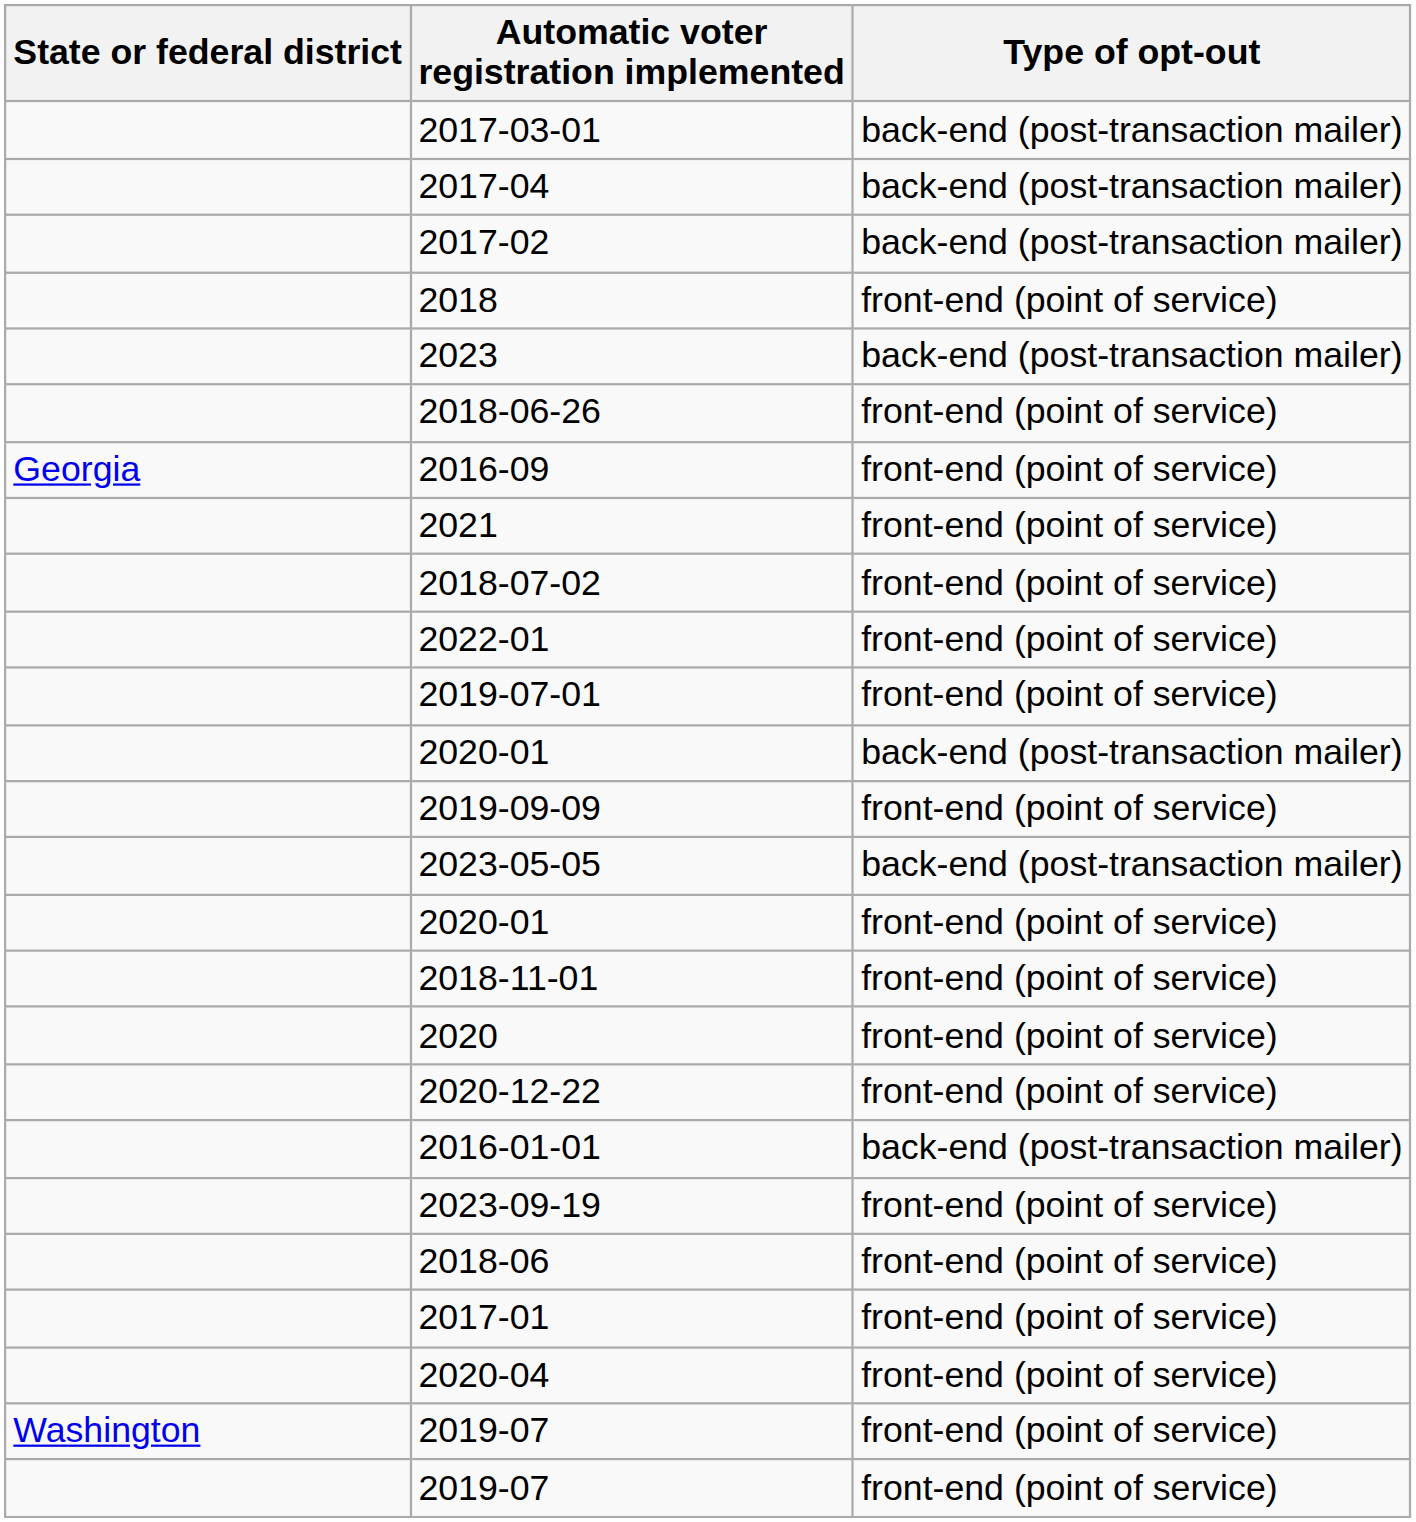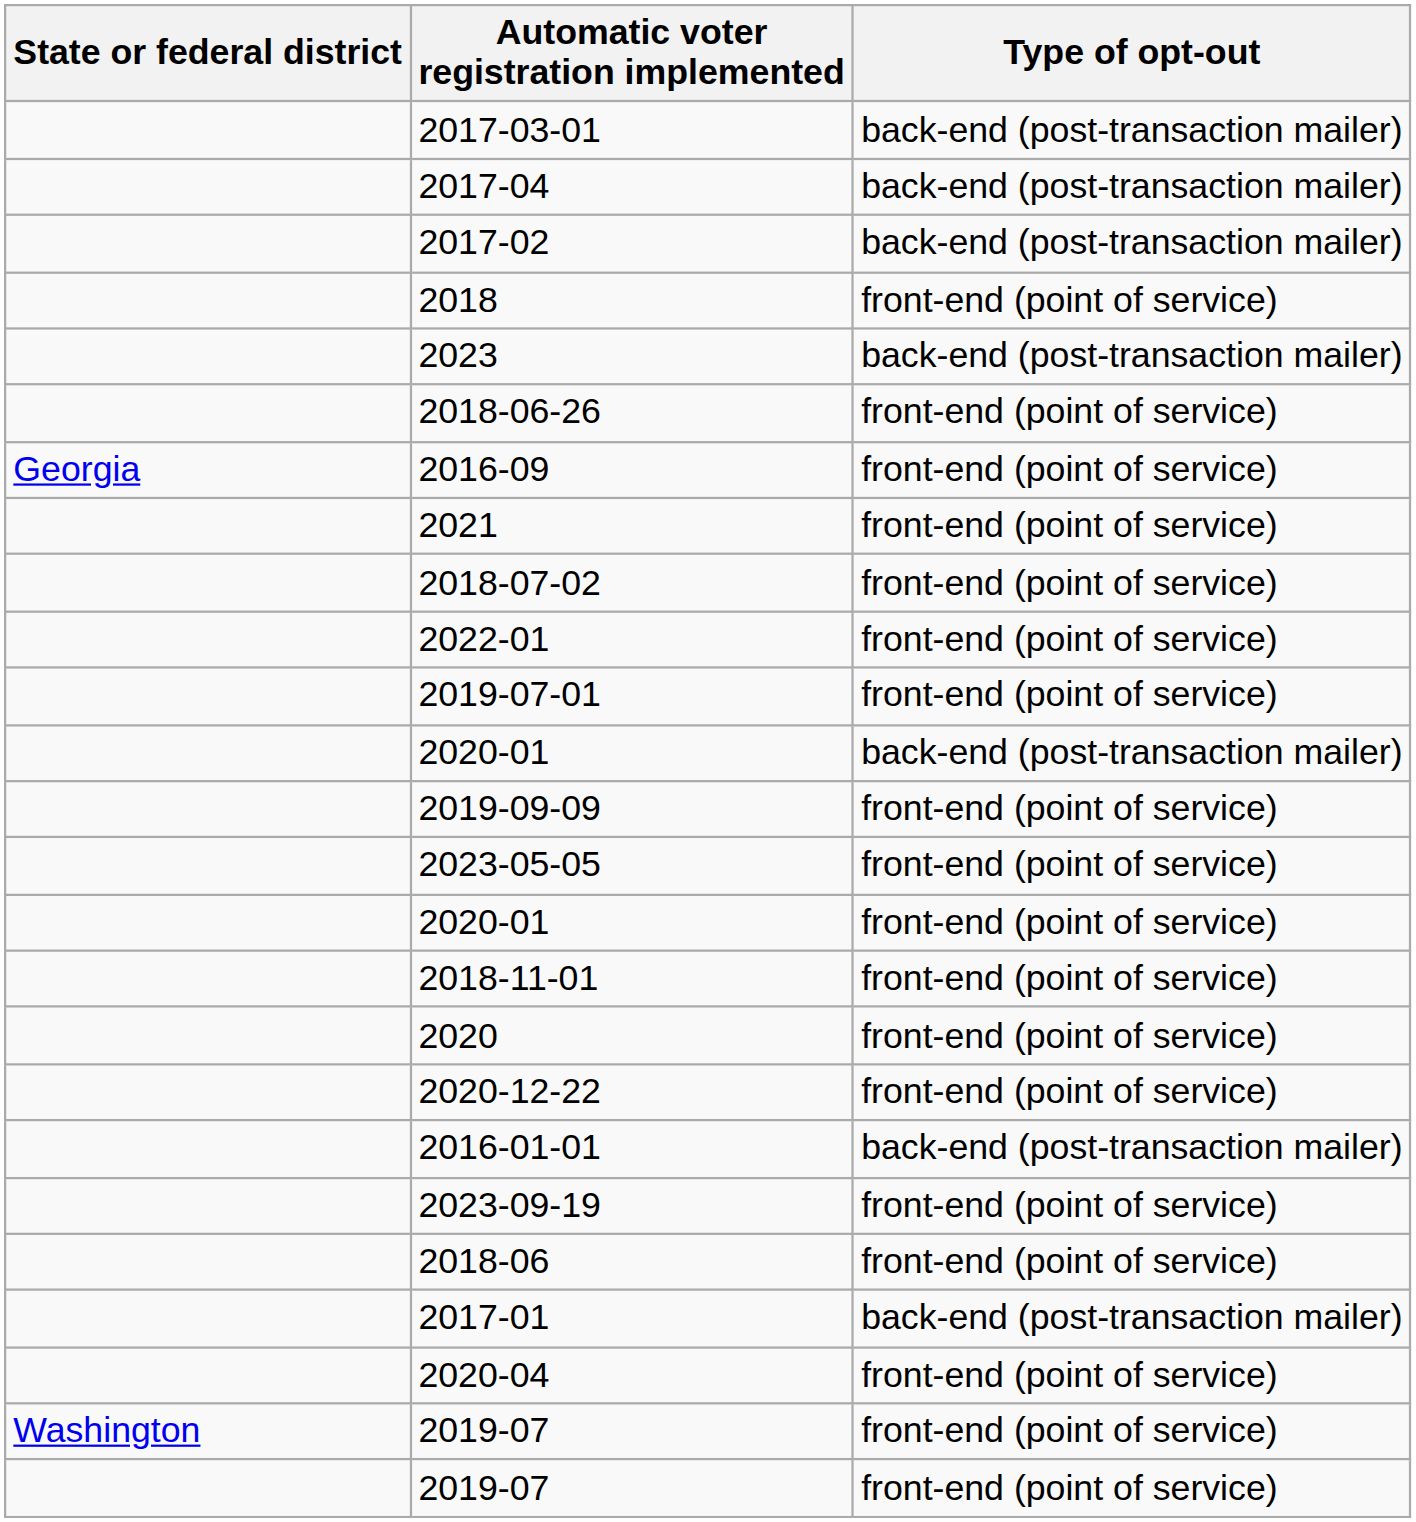(1132, 865) back-end (post-transaction mailer) -> (1069, 865) front-end (point of service)
(1069, 1317) front-end (point of service) -> (1132, 1317) back-end (post-transaction mailer)
